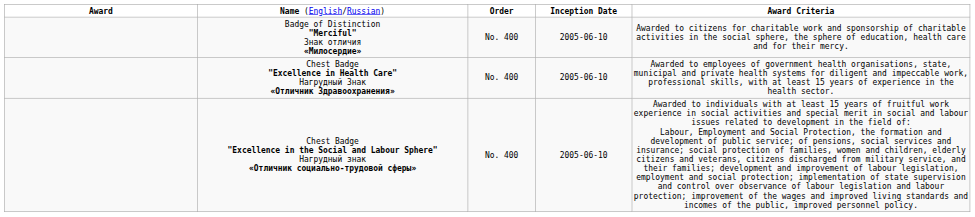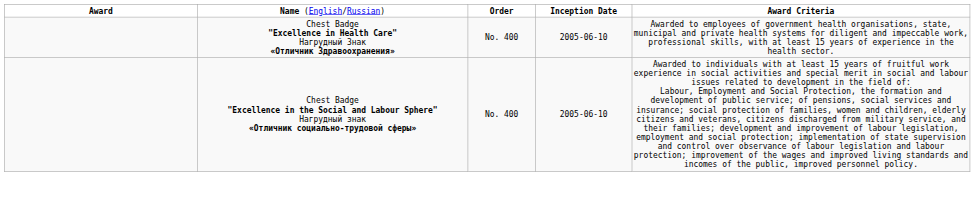- row: (333, 37)
